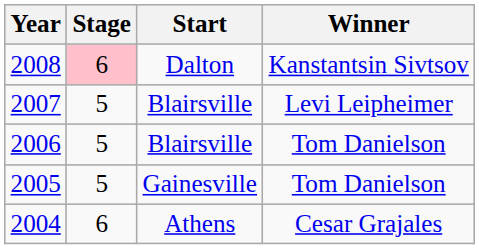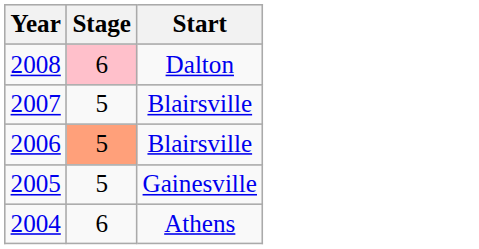- column: (369, 24)
(102, 143) no background -> (102, 143) lightsalmon background
